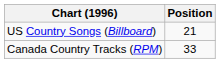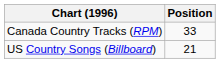rows swapped: (85, 49) <-> (81, 31)
